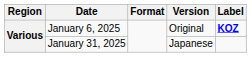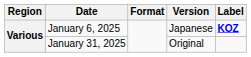(186, 28) Original -> (191, 28) Japanese
(191, 44) Japanese -> (186, 44) Original
